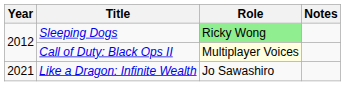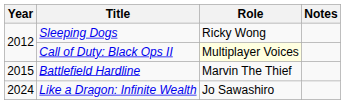(234, 33) lightgreen background -> (234, 33) no background
+ row: (90, 71)
(20, 71) 2021 -> (20, 90) 2024
